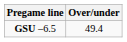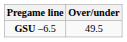(94, 28) 49.4 -> (94, 28) 49.5
